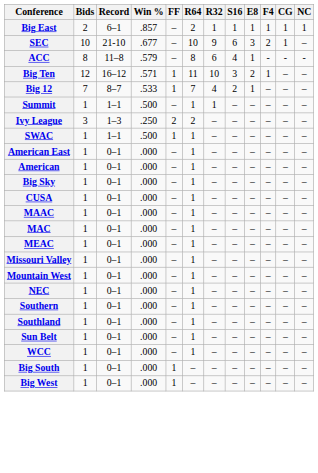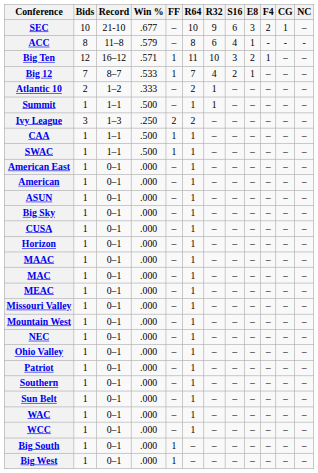- row: (39, 27)
+ row: (39, 89)
+ row: (39, 136)
+ row: (39, 197)
+ row: (39, 244)
+ row: (39, 352)
+ row: (39, 368)
- row: (39, 321)
+ row: (39, 414)
